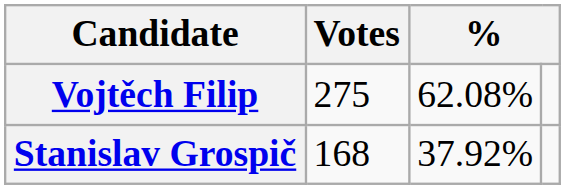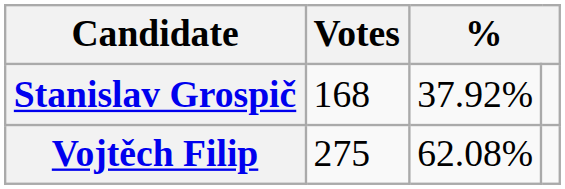rows swapped: (155, 93) <-> (155, 153)
